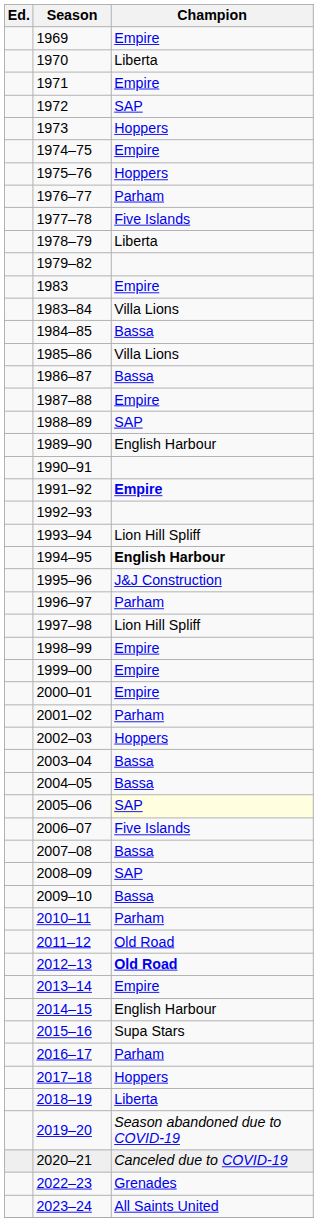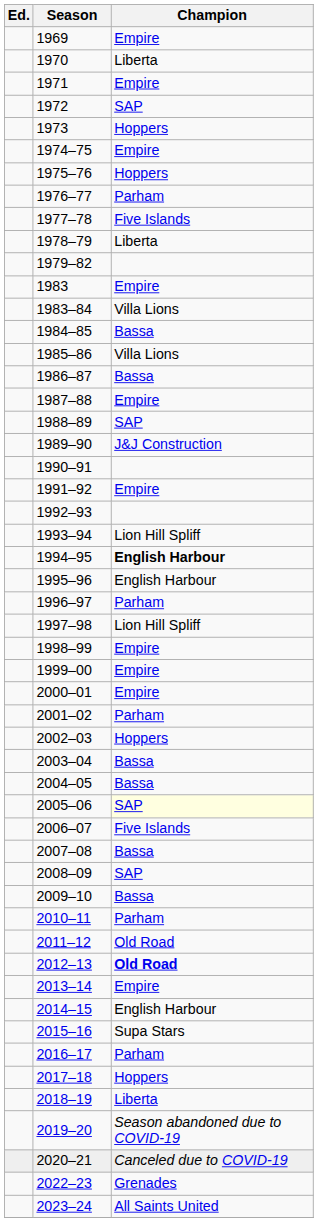(165, 444) English Harbour -> (168, 444) J&J Construction
(138, 490) bold -> (137, 490) normal
(168, 580) J&J Construction -> (165, 580) English Harbour
